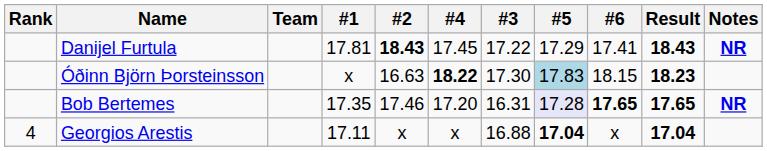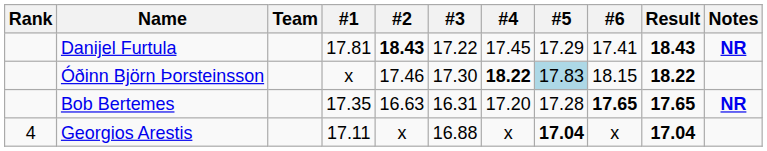columns swapped: (508, 19) <-> (455, 19)
(402, 76) 16.63 -> (402, 76) 17.46
(673, 76) 18.23 -> (673, 76) 18.22
(402, 104) 17.46 -> (402, 104) 16.63
(561, 104) lavender background -> (561, 104) no background
